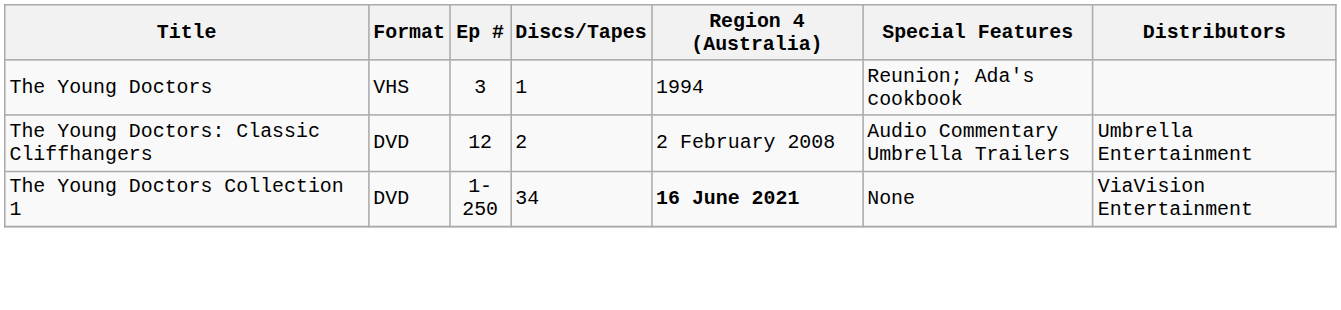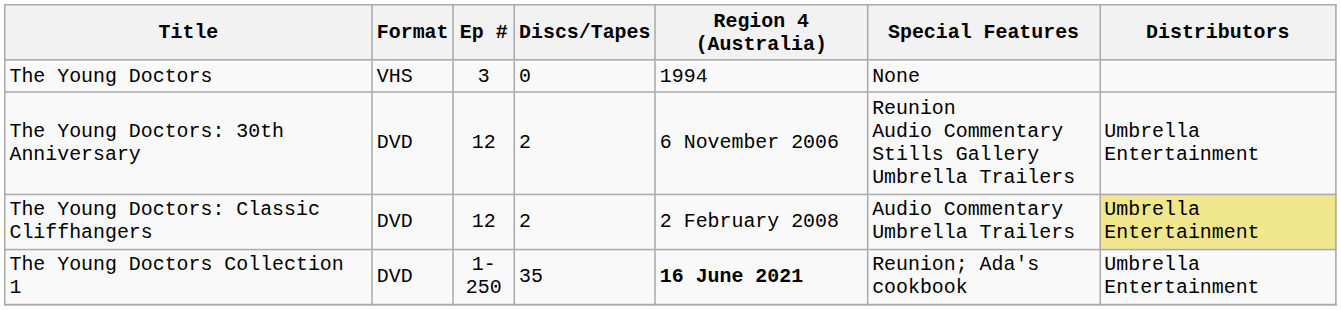(521, 88) 1 -> (525, 76) 0
(951, 88) Reunion; Ada's cookbook -> (896, 76) None
+ row: (147, 143)
(1175, 143) no background -> (1182, 221) khaki background
(527, 199) 34 -> (531, 277) 35
(891, 199) None -> (956, 277) Reunion; Ada's cookbook
(1175, 199) ViaVision Entertainment -> (1182, 277) Umbrella Entertainment
